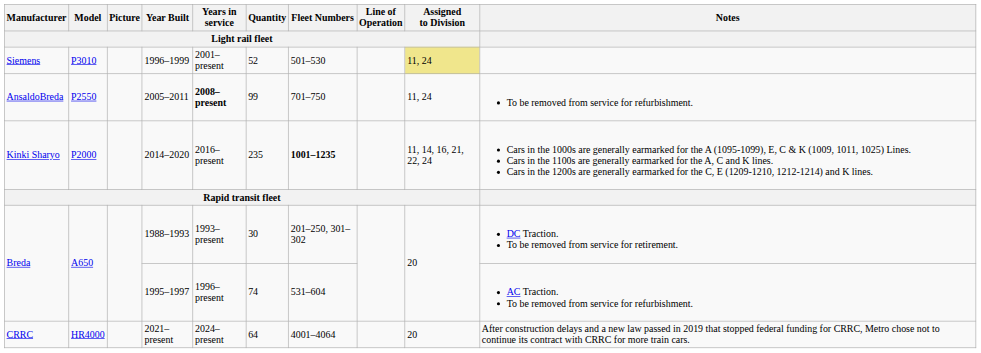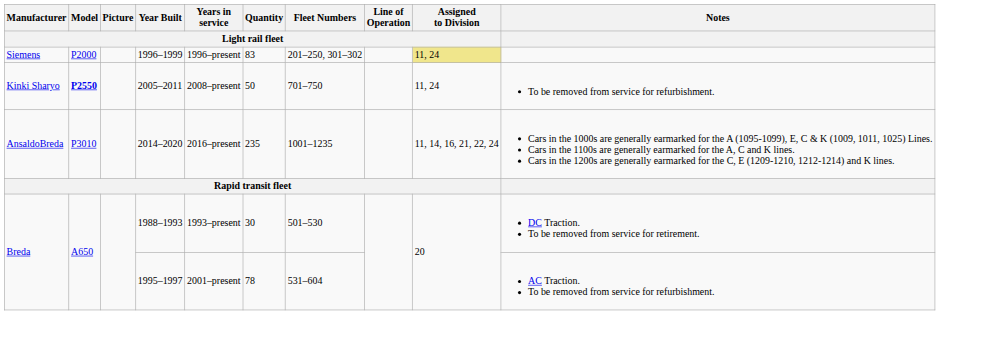(84, 60) P3010 -> (84, 54) P2000
(209, 60) 2001–present -> (214, 54) 1996–present
(253, 60) 52 -> (250, 54) 83
(308, 60) 501–530 -> (325, 54) 201–250, 301–302
(35, 97) AnsaldoBreda -> (33, 86) Kinki Sharyo
(84, 97) normal -> (84, 86) bold
(211, 97) bold -> (214, 86) normal
(253, 97) 99 -> (250, 86) 50
(33, 155) Kinki Sharyo -> (35, 144) AnsaldoBreda
(84, 155) P2000 -> (84, 144) P3010
(313, 155) bold -> (310, 144) normal
(321, 234) 201–250, 301–302 -> (305, 223) 501–530
(209, 292) 1996–present -> (214, 281) 2001–present
(253, 292) 74 -> (250, 281) 78
- row: (159, 334)
